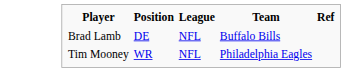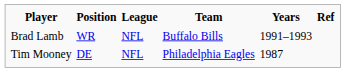+ column: (286, 17)
(141, 35) DE -> (86, 35) WR
(143, 54) WR -> (84, 54) DE
